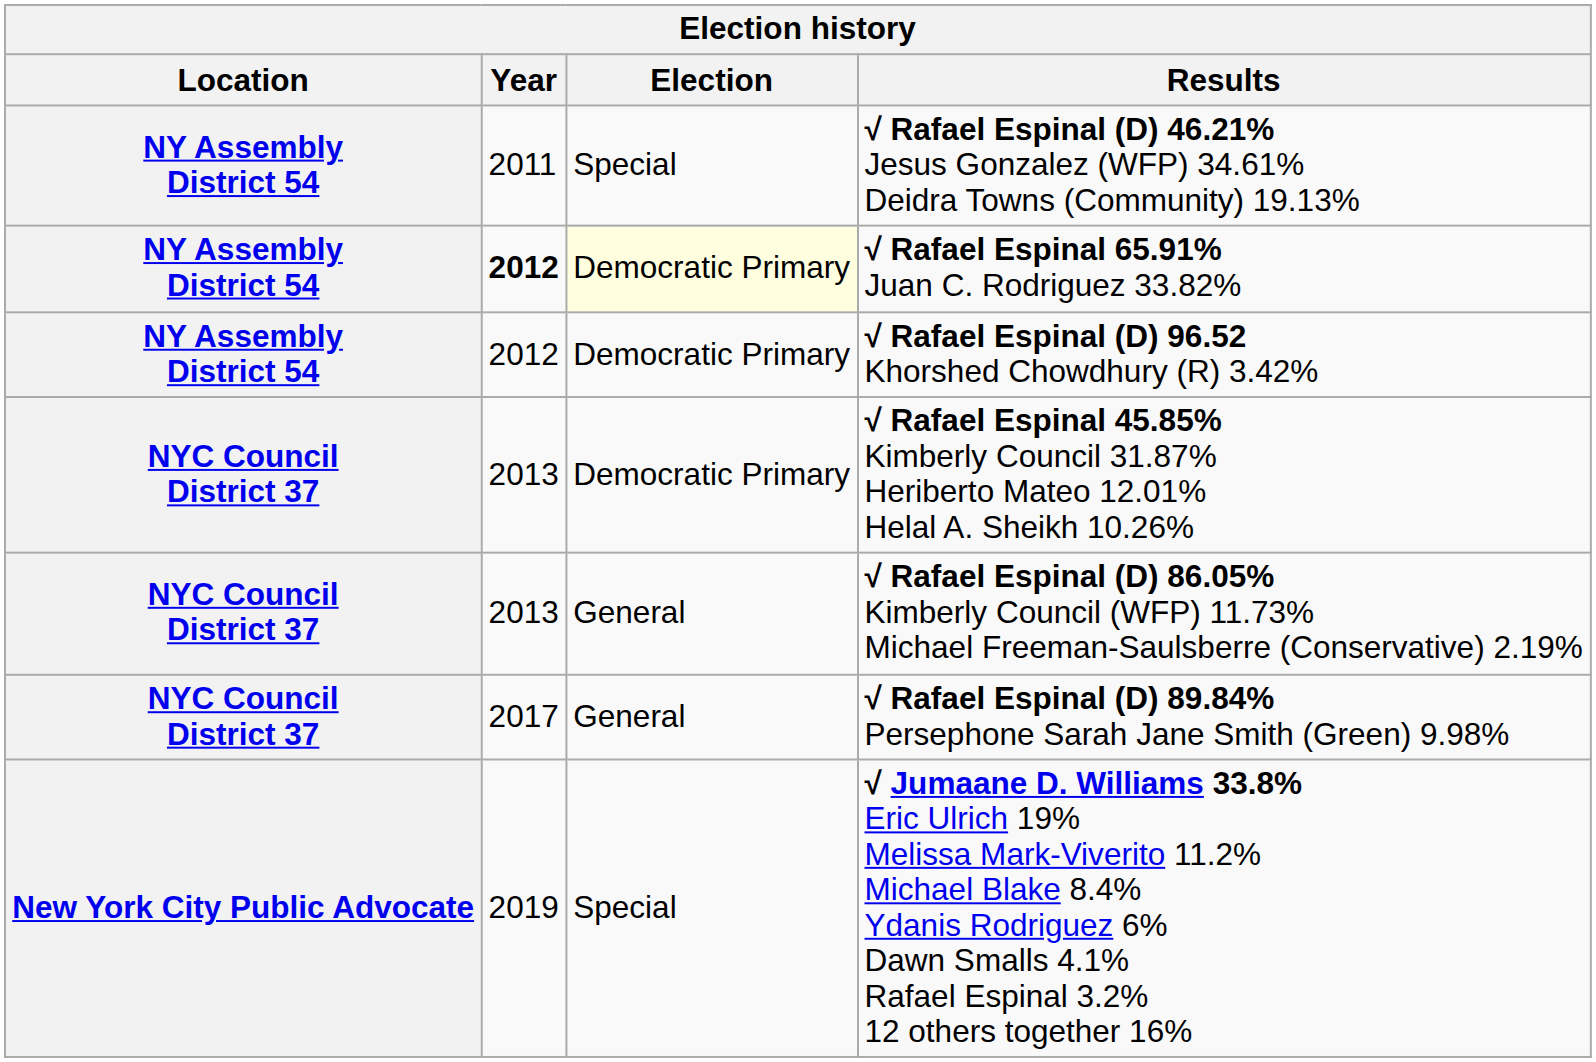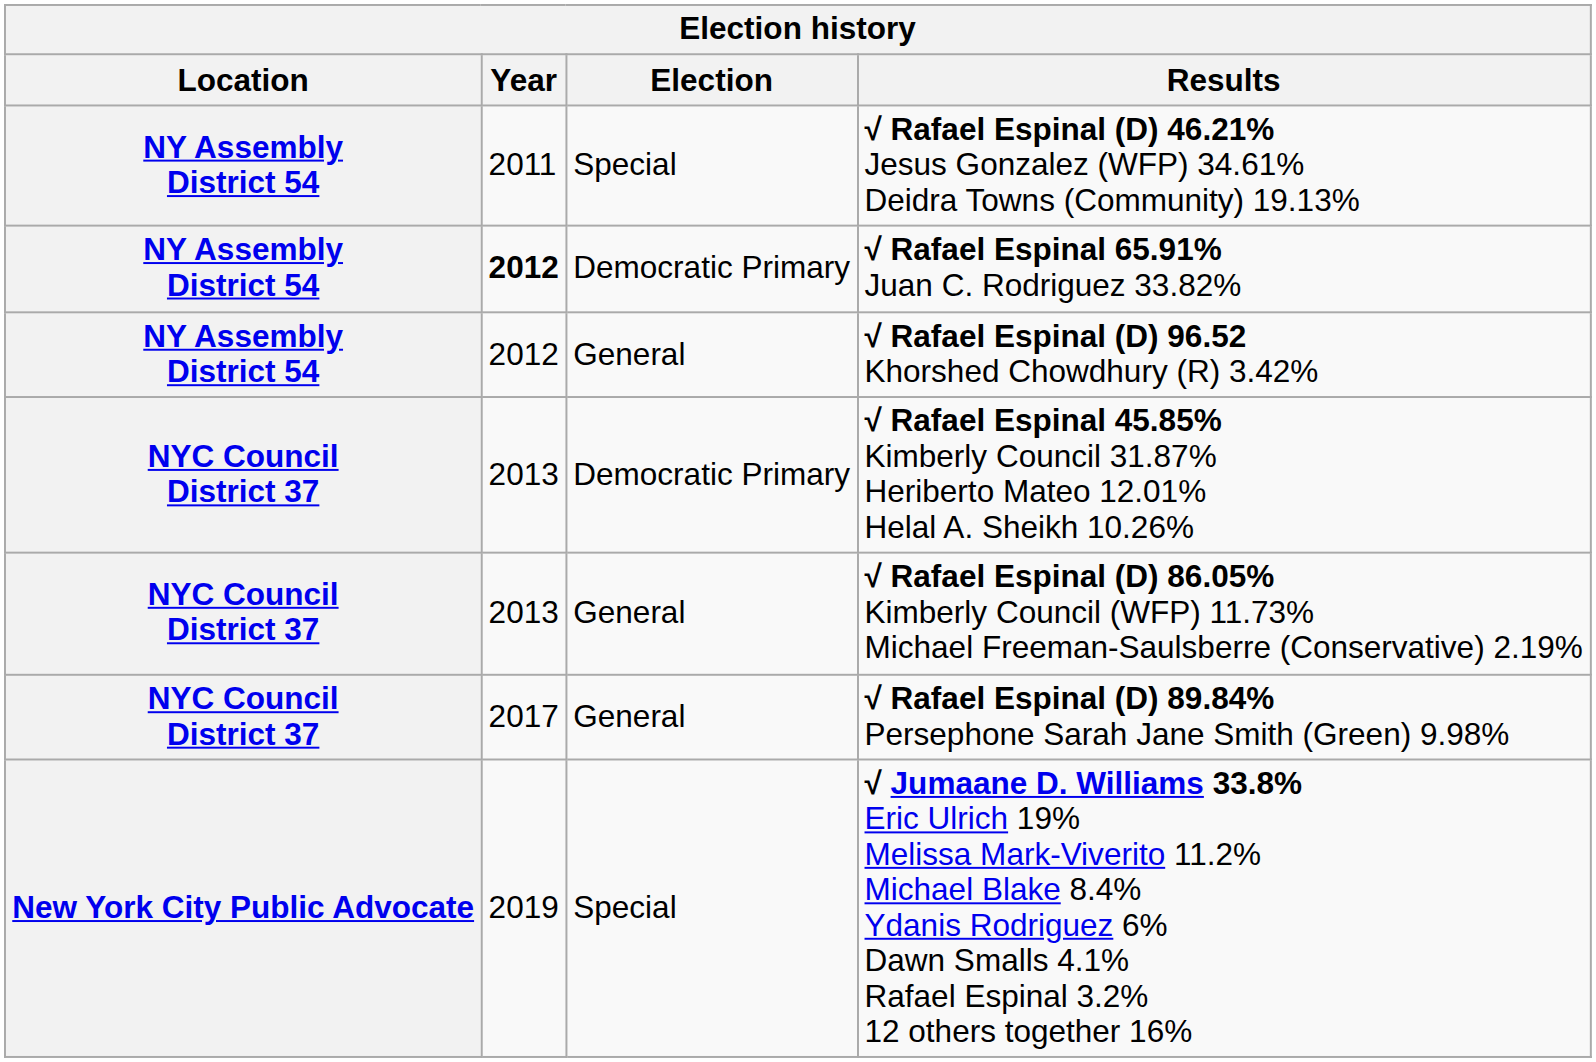(712, 268) lightyellow background -> (712, 268) no background
(712, 353) Democratic Primary -> (629, 353) General
